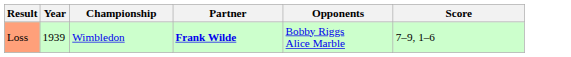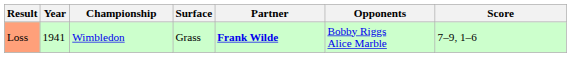+ column: (194, 13)
(54, 37) 1939 -> (54, 37) 1941
